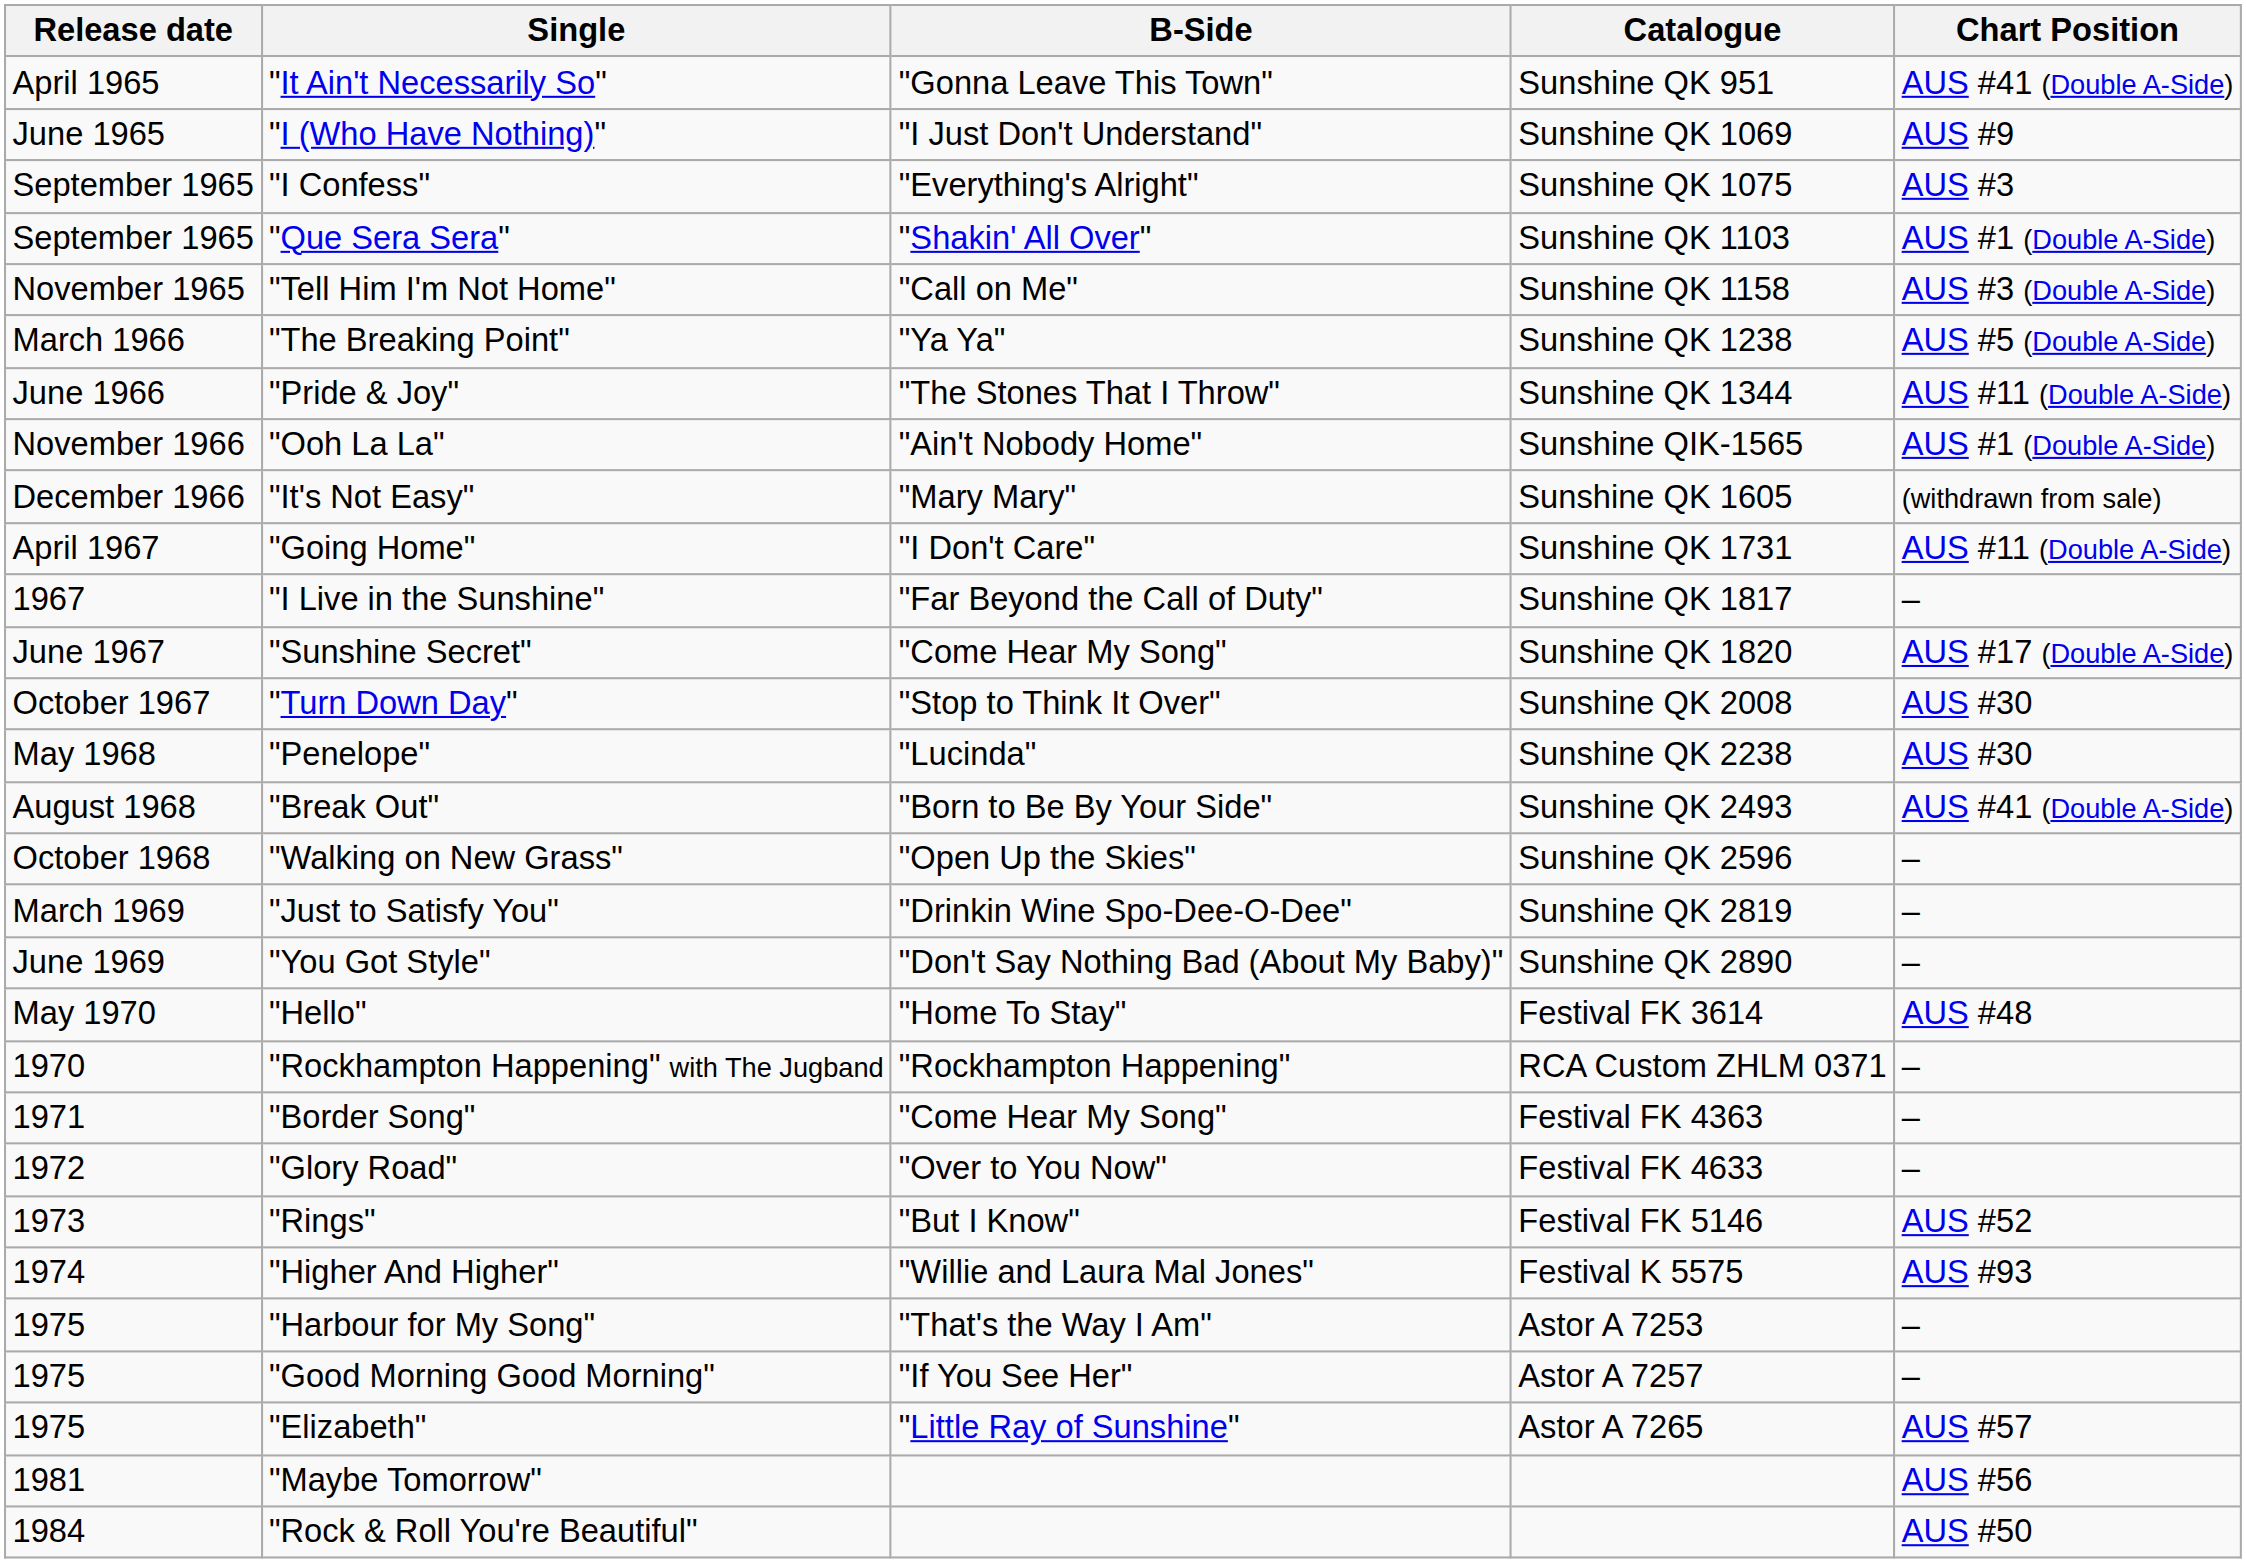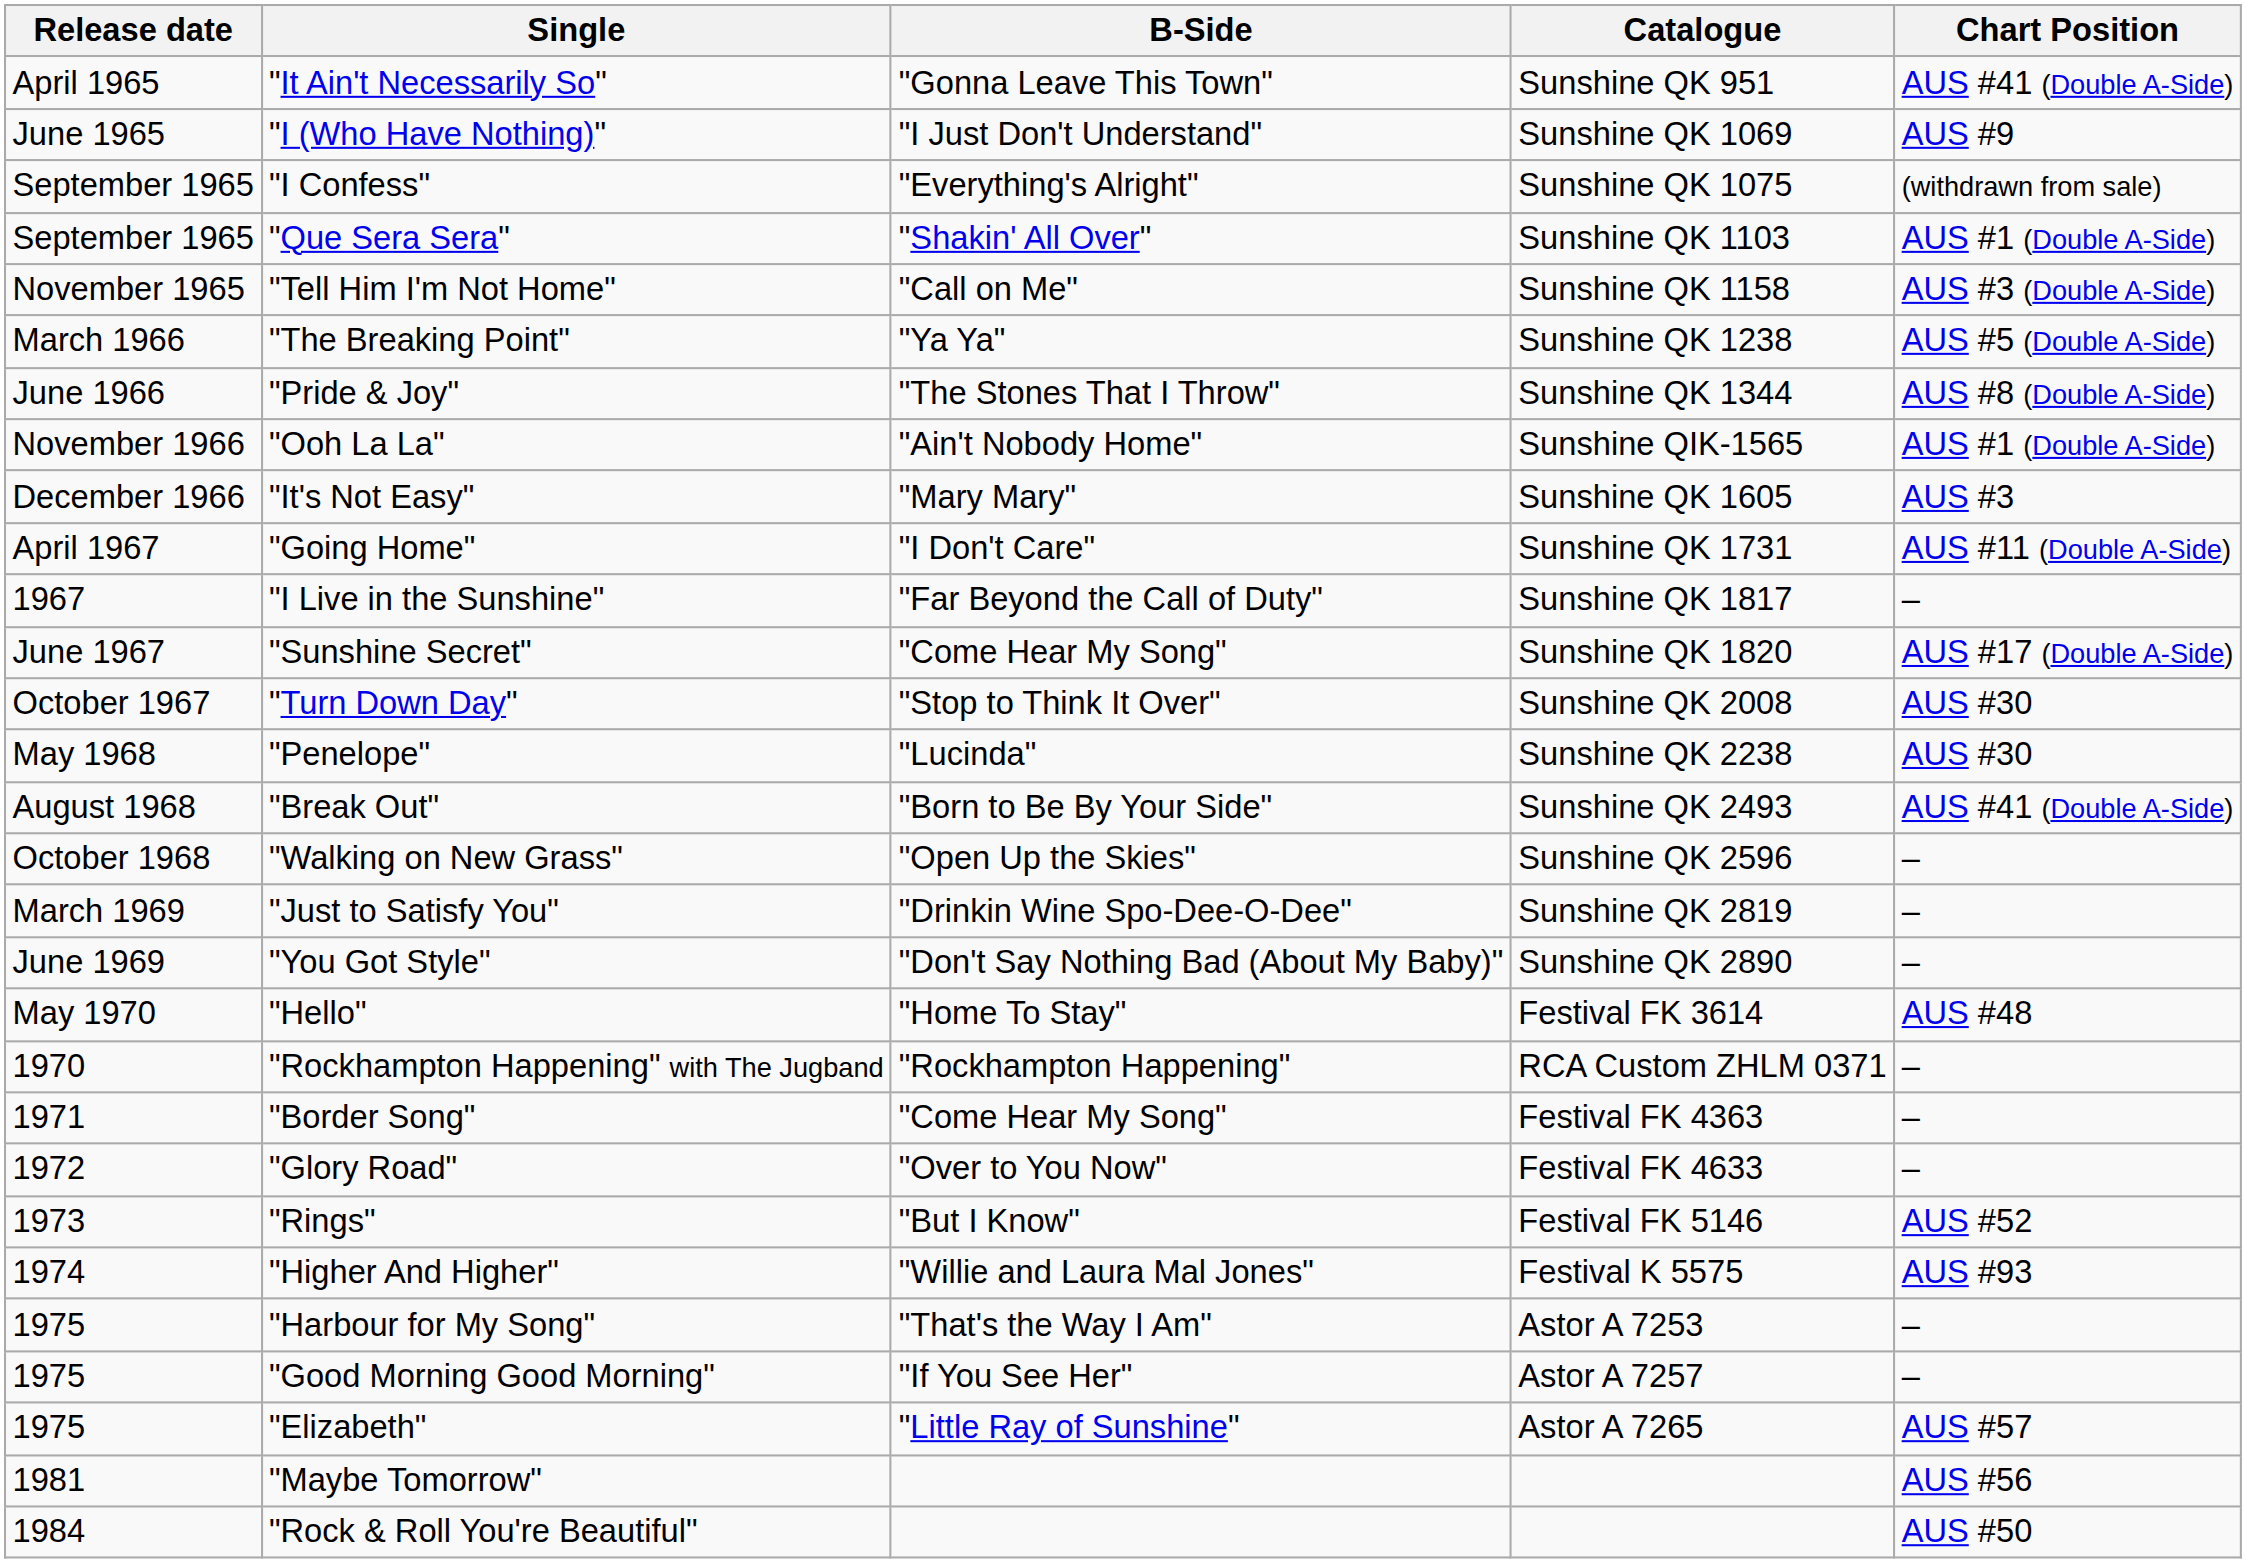(1958, 185) AUS #3 -> (2032, 187) (withdrawn from sale)
(2066, 392) AUS #11 (Double A-Side) -> (2058, 392) AUS #8 (Double A-Side)
(2032, 498) (withdrawn from sale) -> (1958, 496) AUS #3
